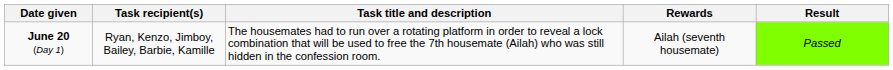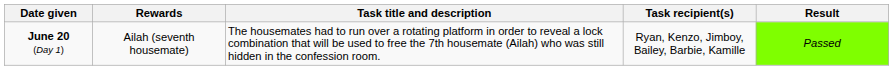columns swapped: (159, 13) <-> (690, 13)
